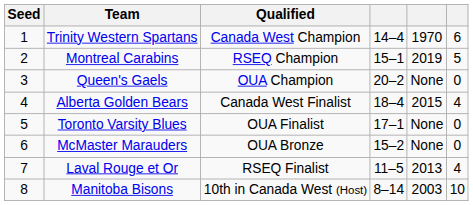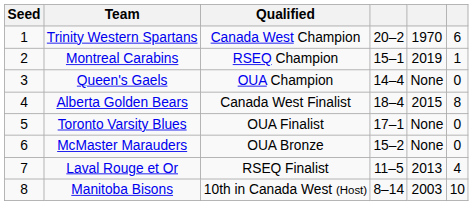(389, 37) 14–4 -> (389, 37) 20–2
(457, 59) 5 -> (457, 59) 1
(389, 80) 20–2 -> (389, 80) 14–4
(457, 102) 4 -> (457, 102) 8
